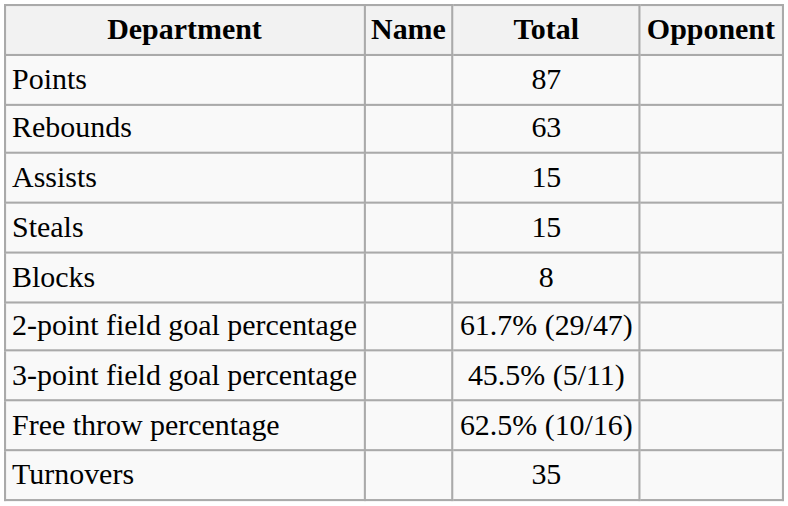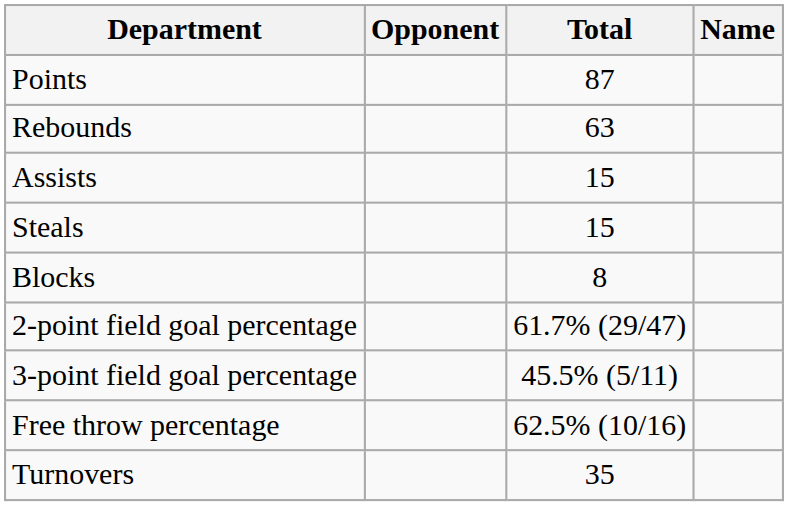columns swapped: (408, 29) <-> (711, 29)
